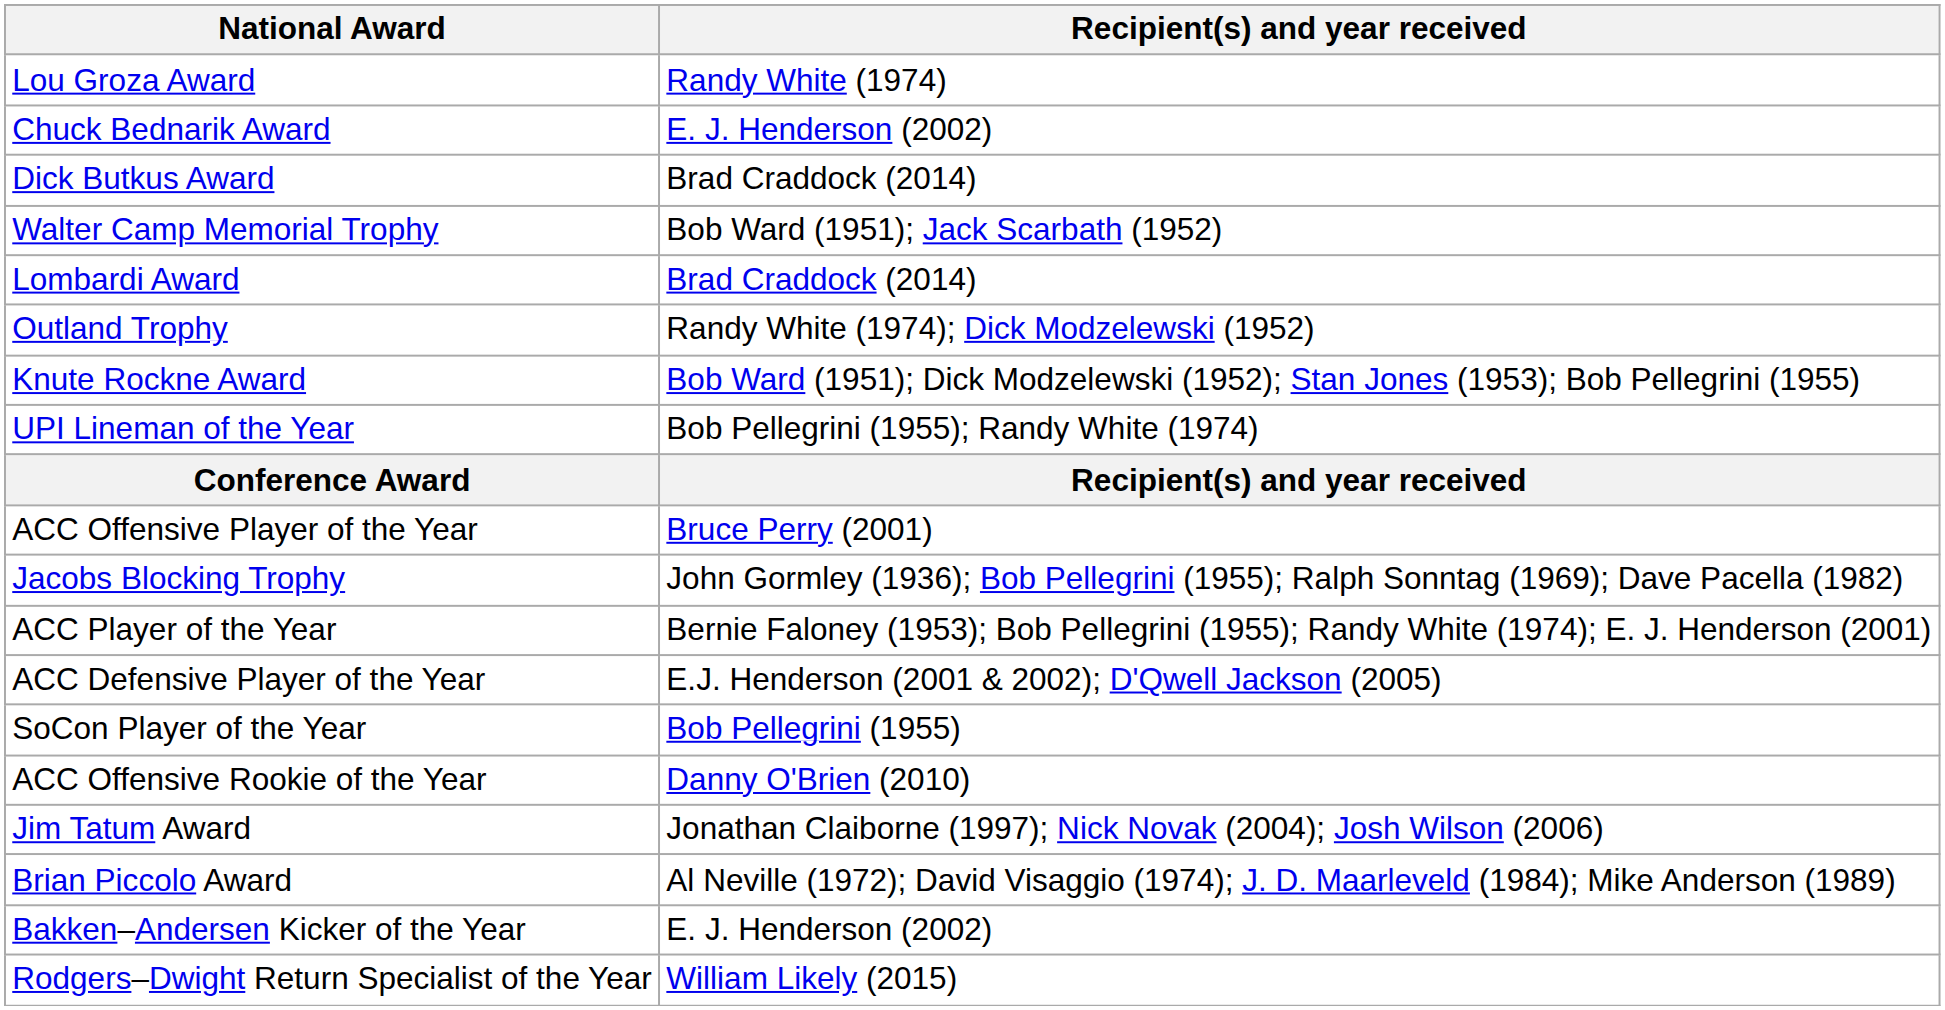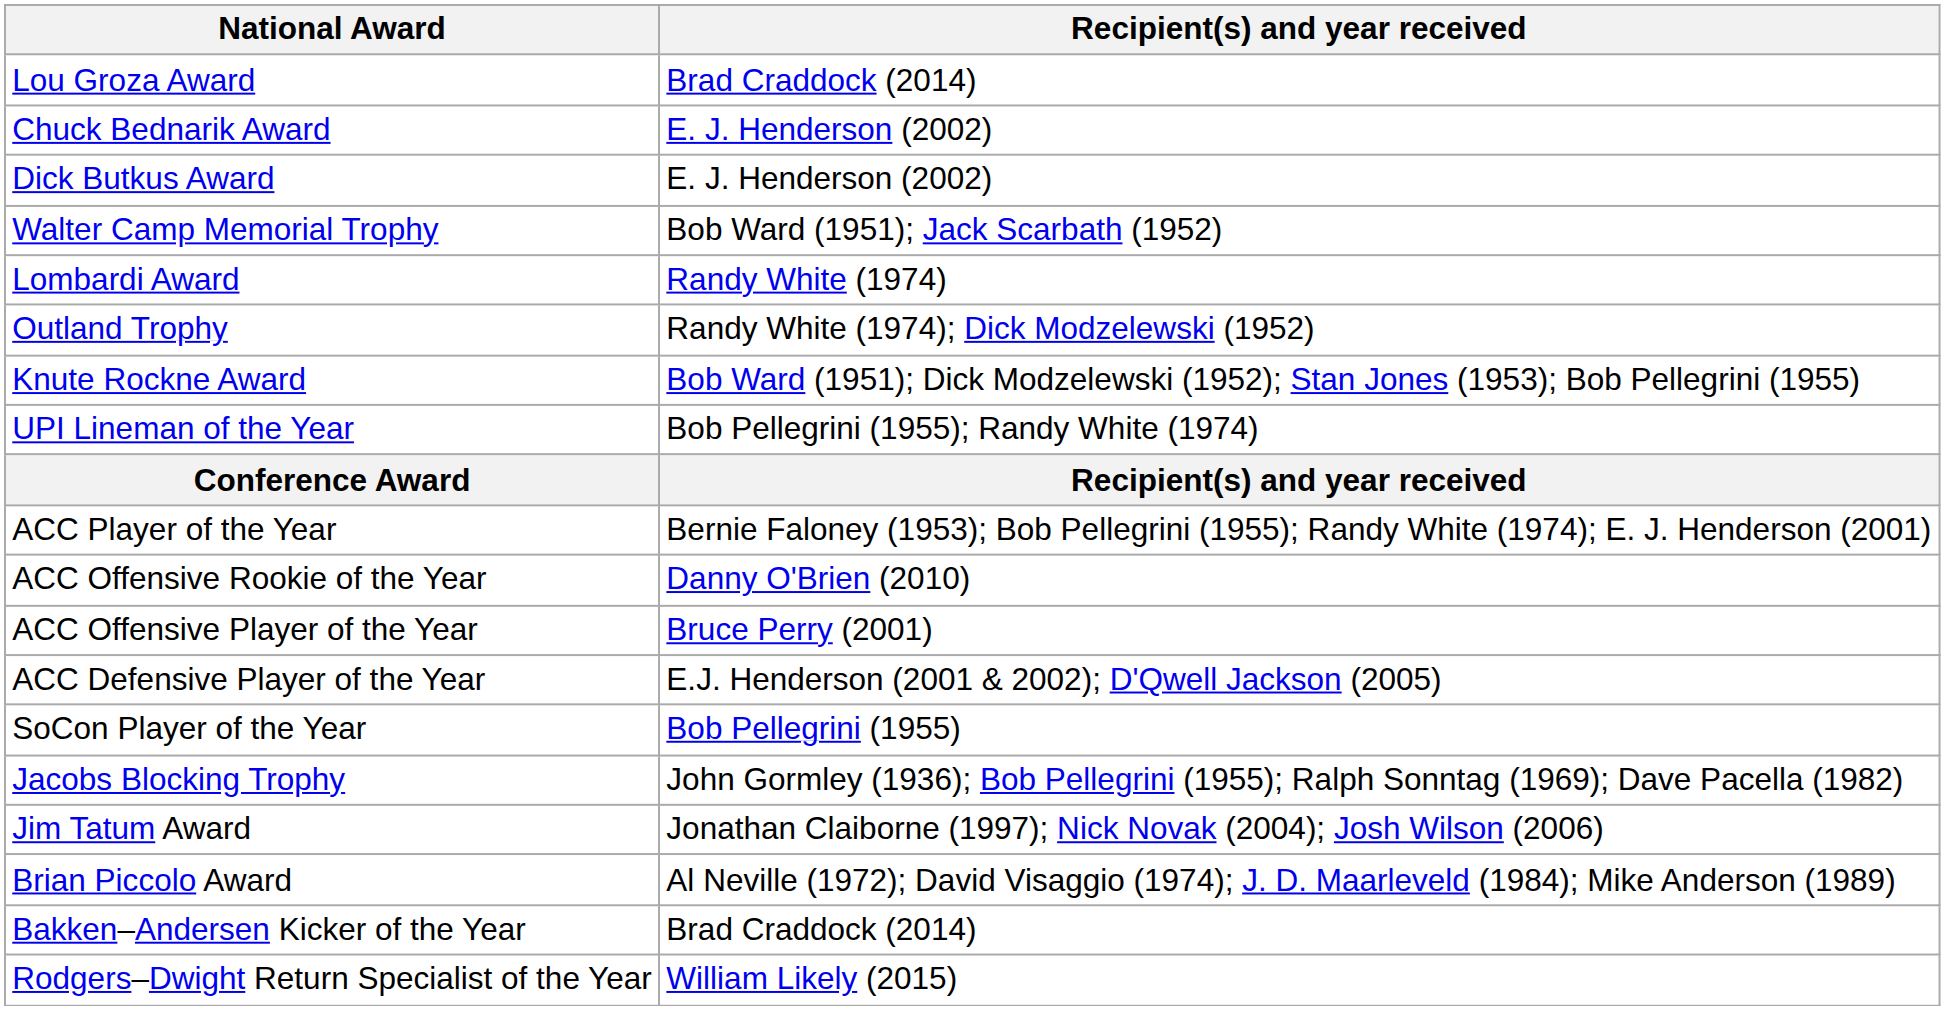(807, 79) Randy White (1974) -> (821, 79) Brad Craddock (2014)
(821, 179) Brad Craddock (2014) -> (829, 179) E. J. Henderson (2002)
(821, 279) Brad Craddock (2014) -> (807, 279) Randy White (1974)
rows swapped: (174, 629) <-> (245, 529)
rows swapped: (249, 779) <-> (179, 579)
(829, 929) E. J. Henderson (2002) -> (821, 929) Brad Craddock (2014)
